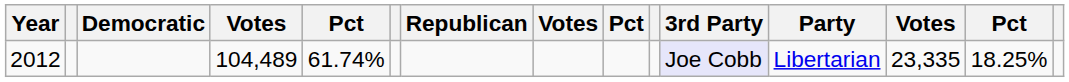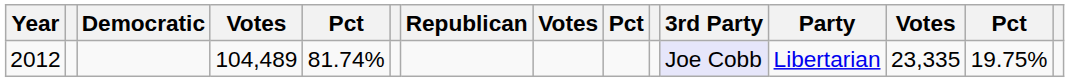(346, 59) 61.74% -> (346, 59) 81.74%
(1009, 59) 18.25% -> (1009, 59) 19.75%
